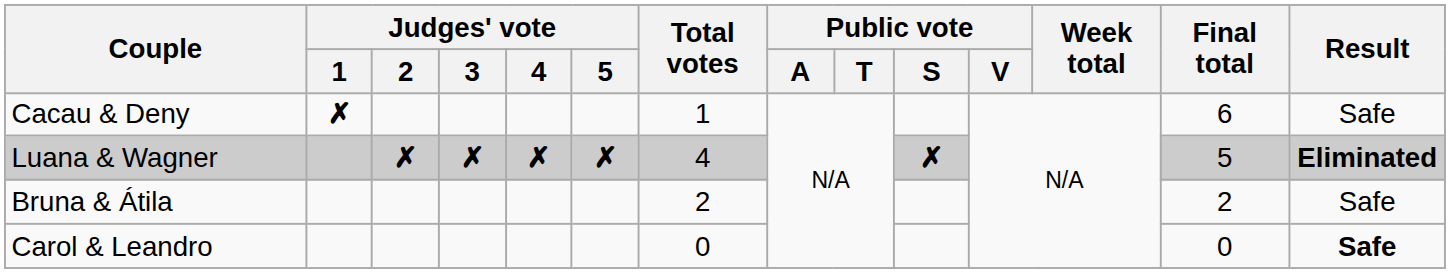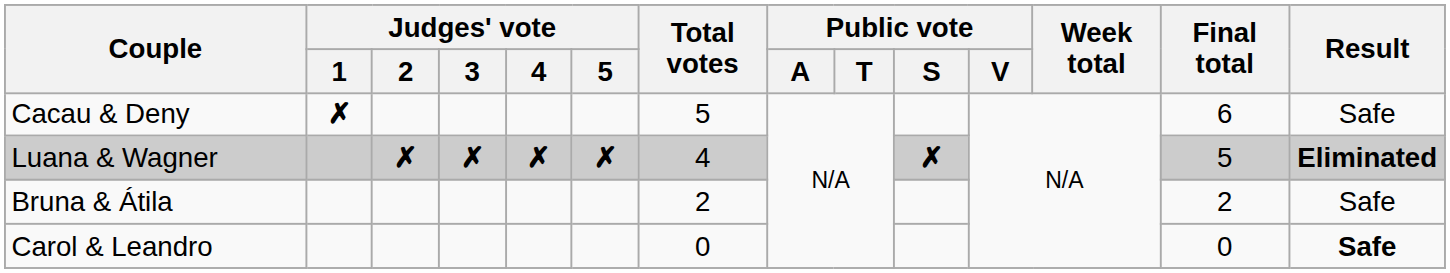(703, 115) 1 -> (703, 115) 5
